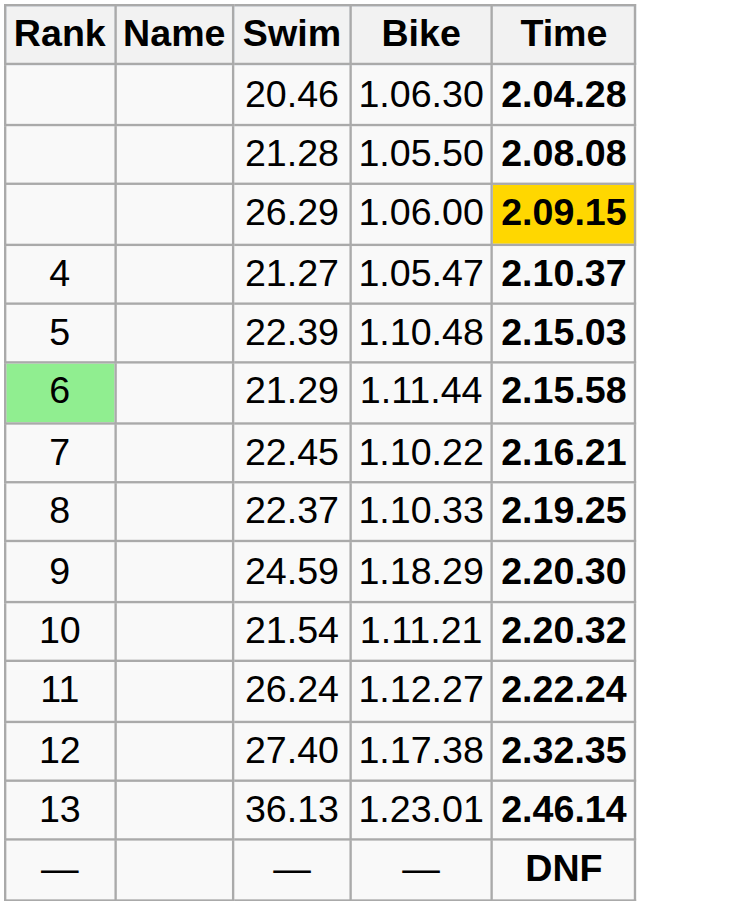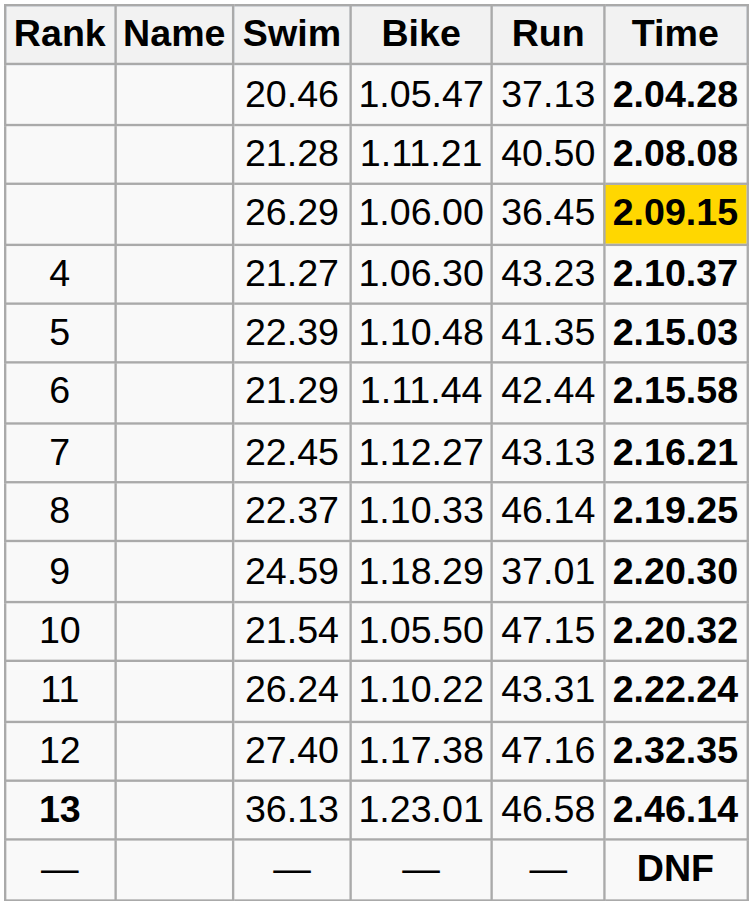+ column: (548, 34)
(421, 93) 1.06.30 -> (421, 93) 1.05.47
(421, 153) 1.05.50 -> (421, 153) 1.11.21
(421, 272) 1.05.47 -> (421, 272) 1.06.30
(60, 392) lightgreen background -> (60, 392) no background
(421, 451) 1.10.22 -> (421, 451) 1.12.27
(421, 630) 1.11.21 -> (421, 630) 1.05.50
(421, 690) 1.12.27 -> (421, 690) 1.10.22
(60, 809) normal -> (60, 809) bold
